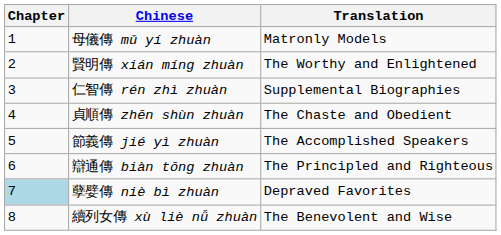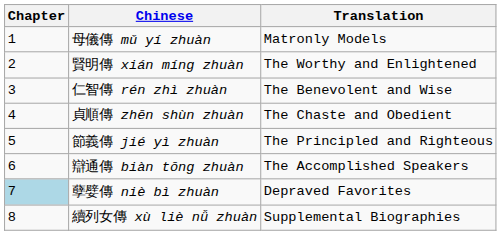(362, 90) Supplemental Biographies -> (358, 90) The Benevolent and Wise
(366, 141) The Accomplished Speakers -> (378, 141) The Principled and Righteous
(378, 166) The Principled and Righteous -> (366, 166) The Accomplished Speakers
(358, 217) The Benevolent and Wise -> (362, 217) Supplemental Biographies
